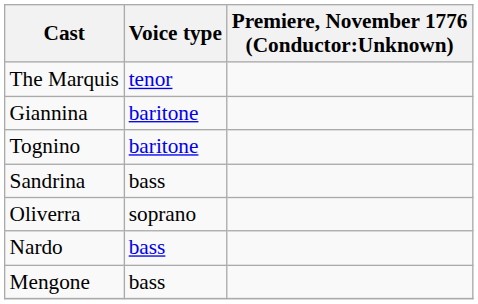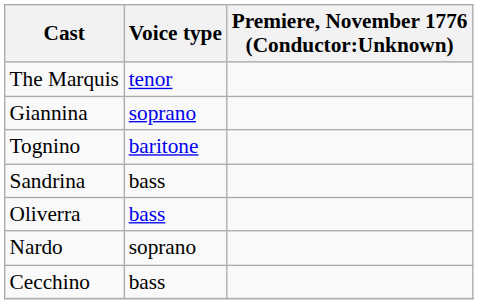(164, 112) baritone -> (162, 112) soprano
(162, 214) soprano -> (147, 214) bass
(147, 247) bass -> (162, 247) soprano
- row: (50, 281)
+ row: (50, 281)
